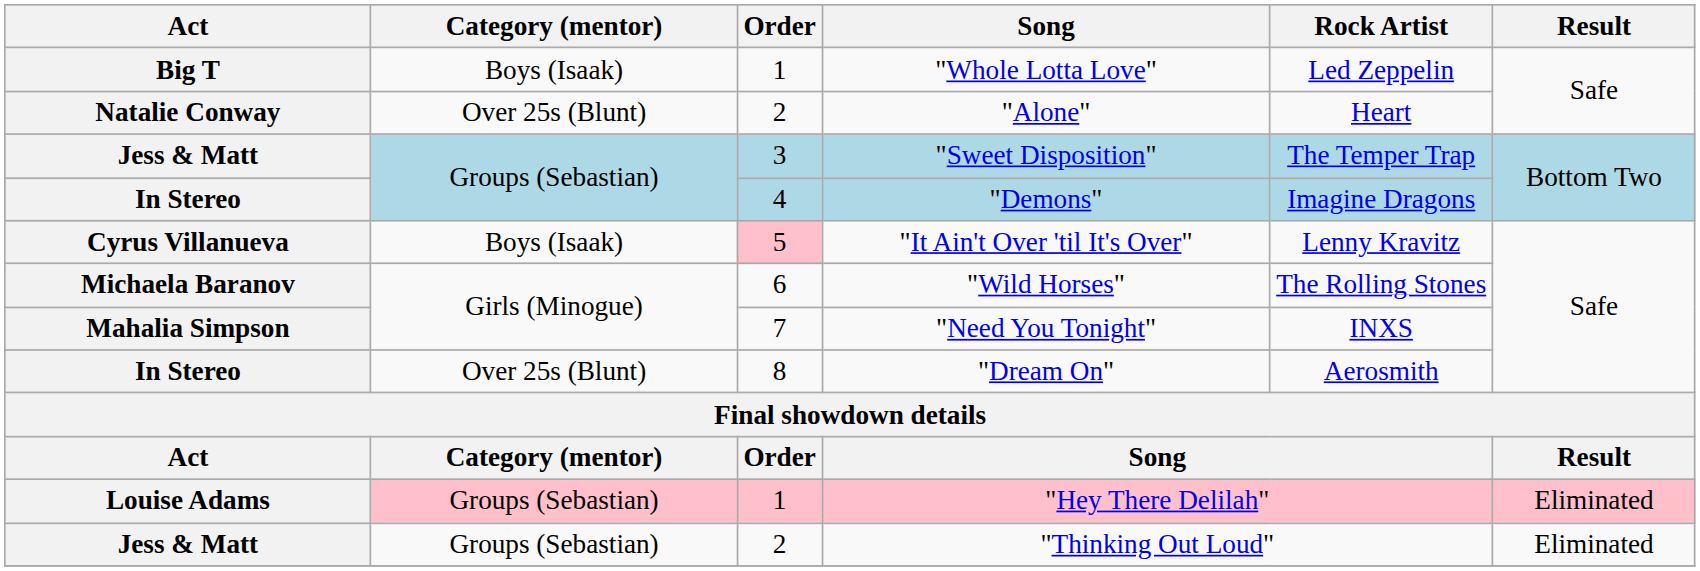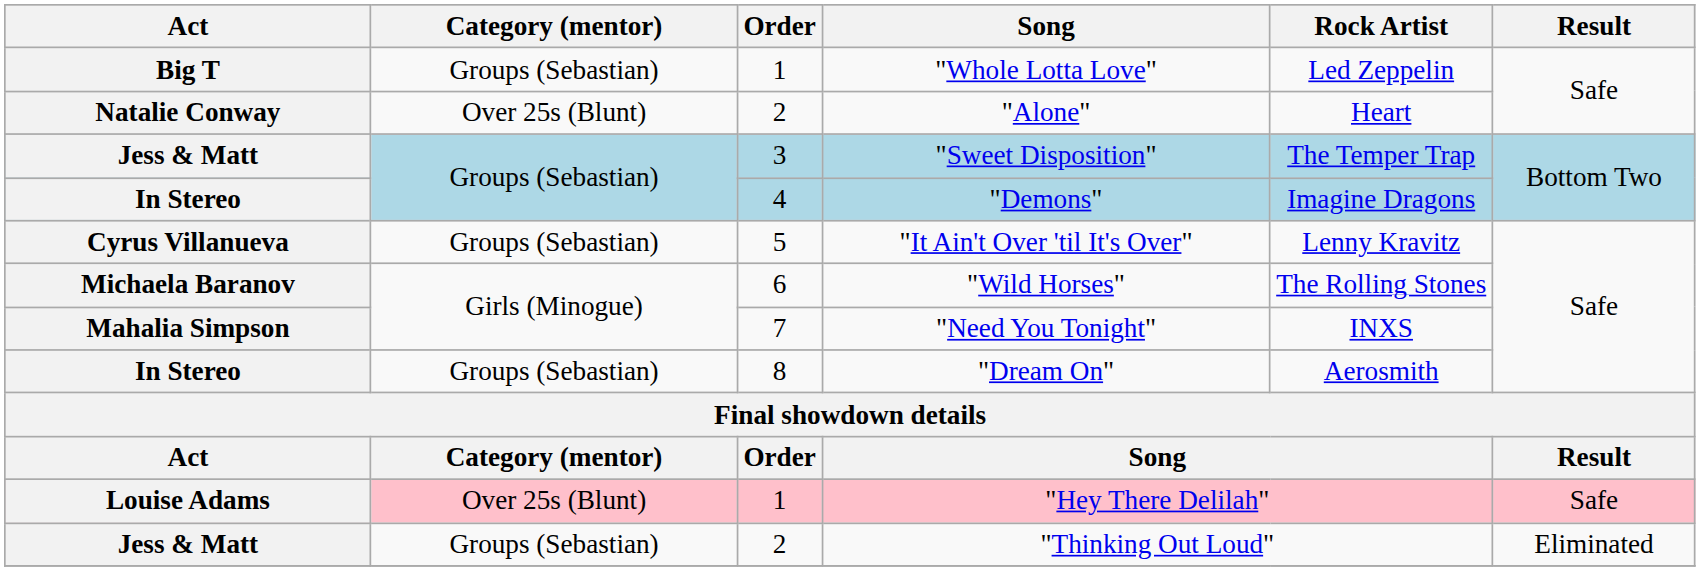(554, 69) Boys (Isaak) -> (554, 69) Groups (Sebastian)
(554, 241) Boys (Isaak) -> (554, 241) Groups (Sebastian)
(780, 241) pink background -> (780, 241) no background
(554, 371) Over 25s (Blunt) -> (554, 371) Groups (Sebastian)
(554, 500) Groups (Sebastian) -> (554, 500) Over 25s (Blunt)
(1594, 500) Eliminated -> (1594, 500) Safe
